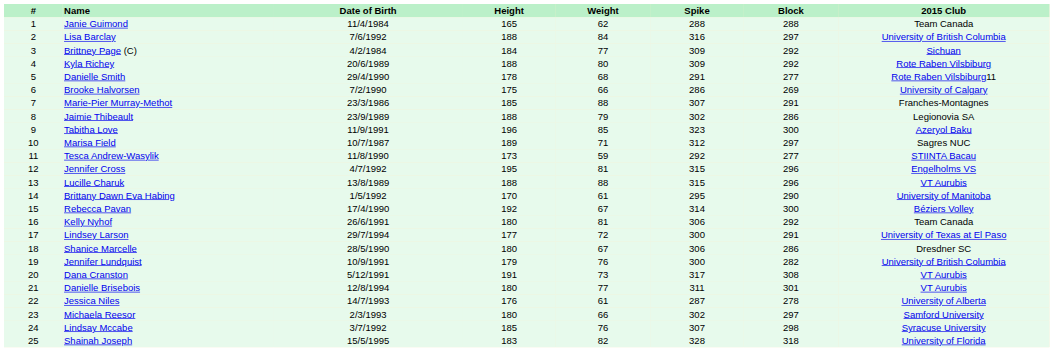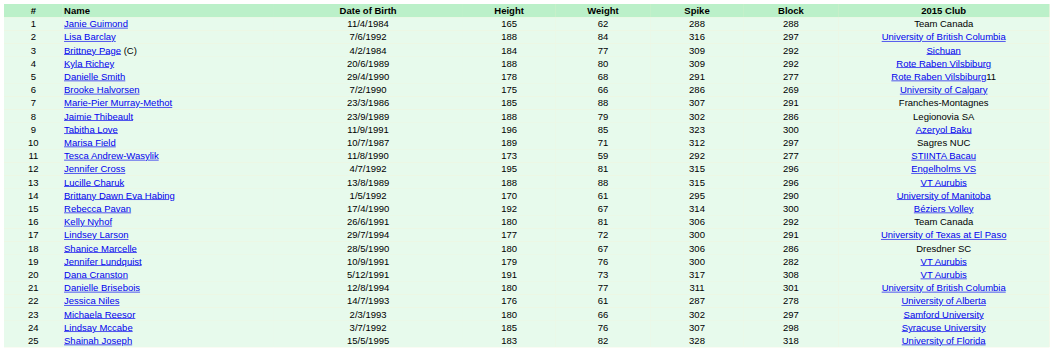(944, 261) University of British Columbia -> (944, 261) VT Aurubis
(944, 288) VT Aurubis -> (944, 288) University of British Columbia
